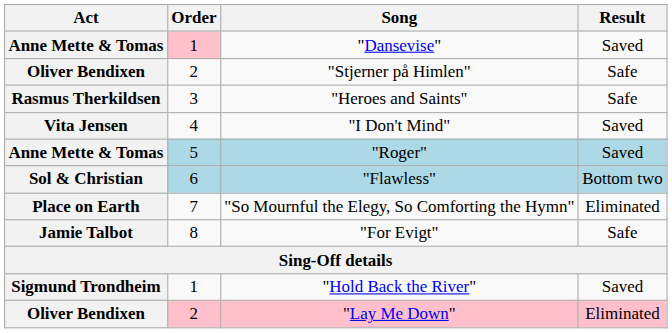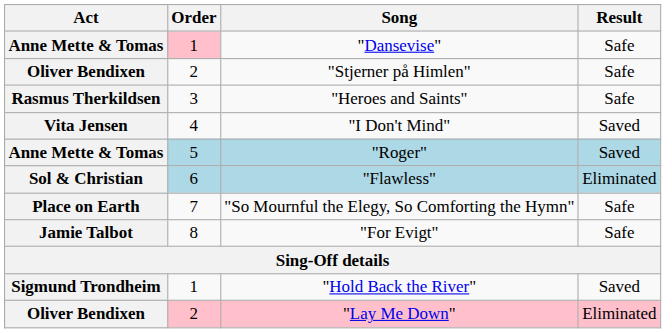(622, 44) Saved -> (619, 44) Safe
(622, 179) Bottom two -> (619, 179) Eliminated
(622, 206) Eliminated -> (619, 206) Safe
